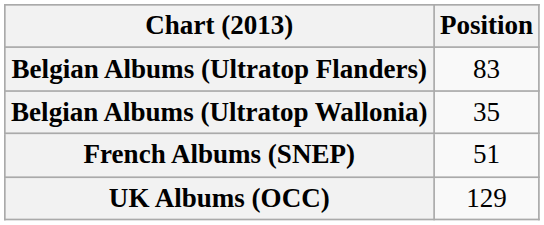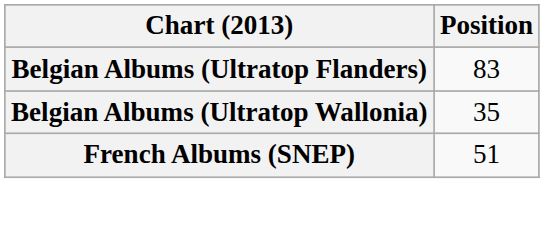- row: (219, 197)
